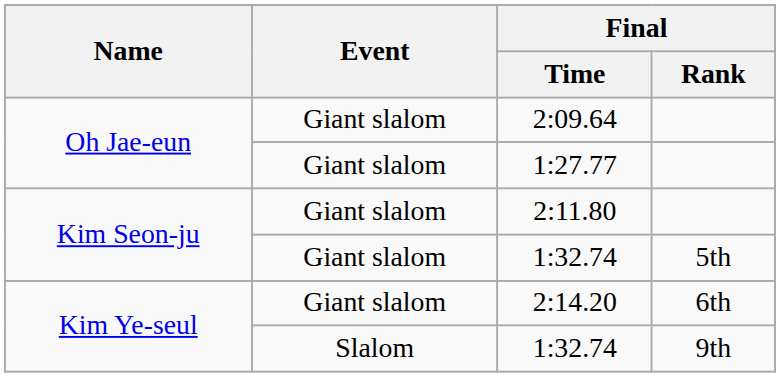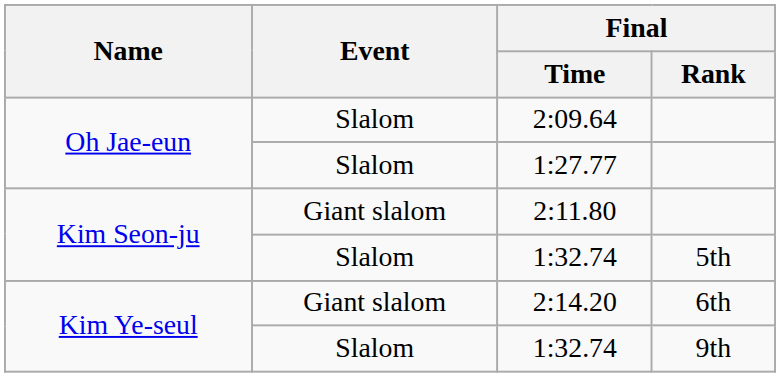(375, 119) Giant slalom -> (375, 119) Slalom
(375, 165) Giant slalom -> (375, 165) Slalom
(375, 256) Giant slalom -> (375, 256) Slalom
